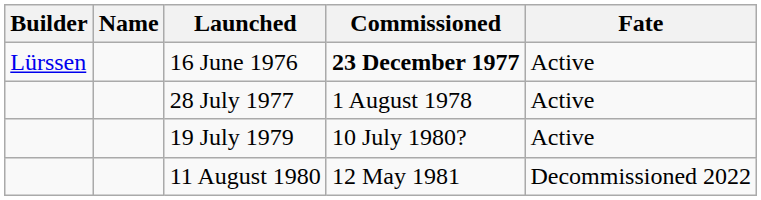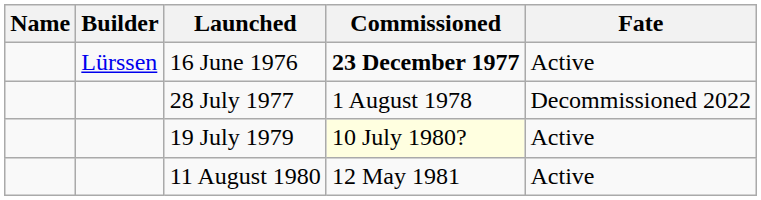columns swapped: (129, 23) <-> (49, 23)
(562, 99) Active -> (641, 99) Decommissioned 2022
(399, 137) no background -> (399, 137) lightyellow background
(641, 175) Decommissioned 2022 -> (562, 175) Active
